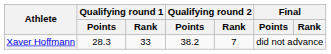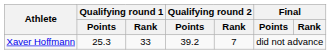(101, 42) 28.3 -> (101, 42) 25.3
(190, 42) 38.2 -> (190, 42) 39.2
